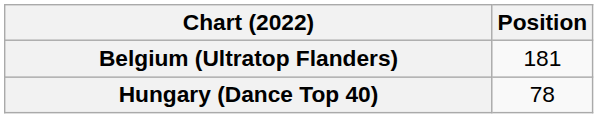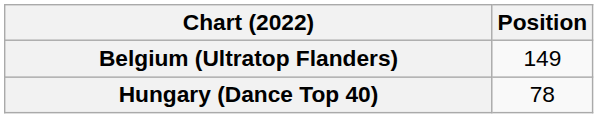(542, 58) 181 -> (542, 58) 149
